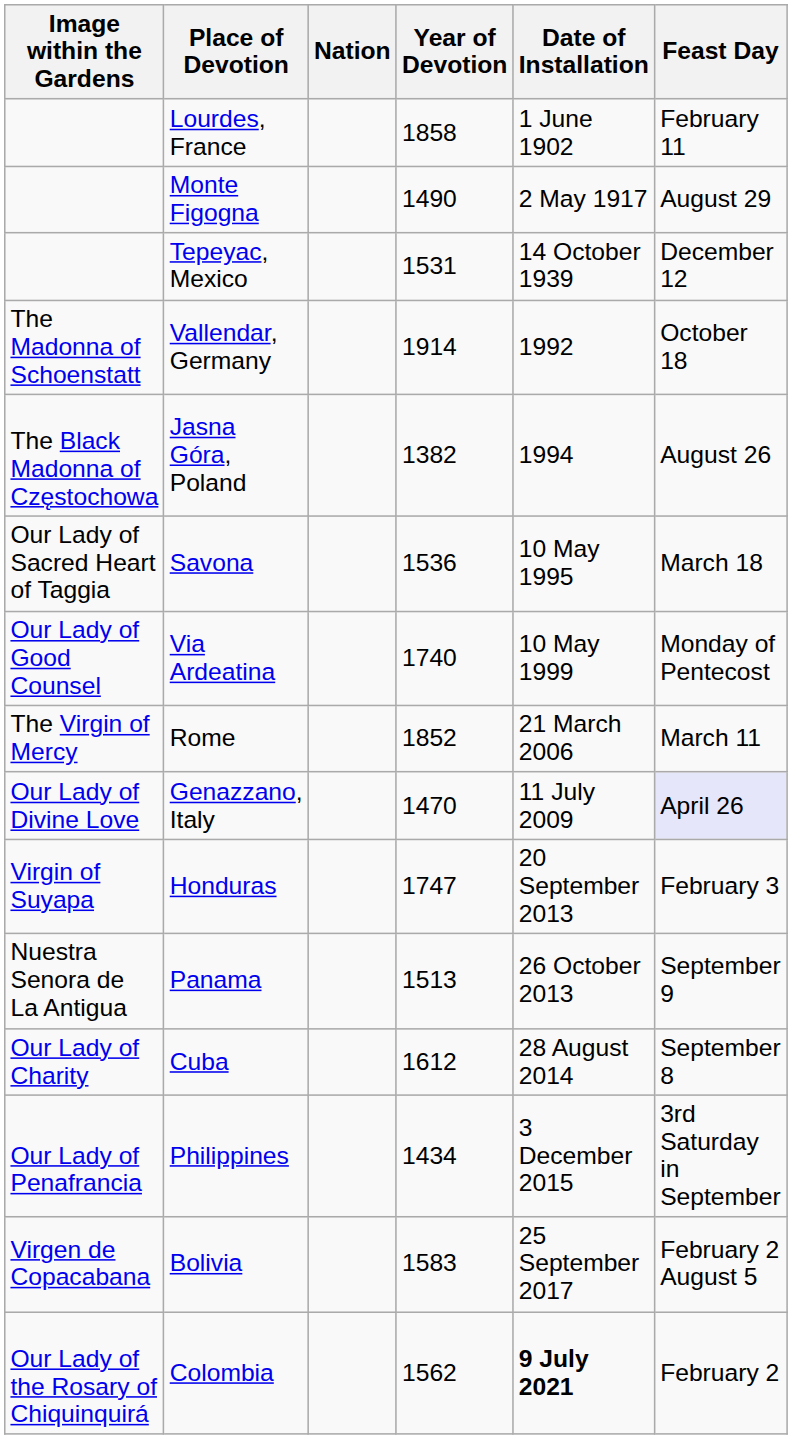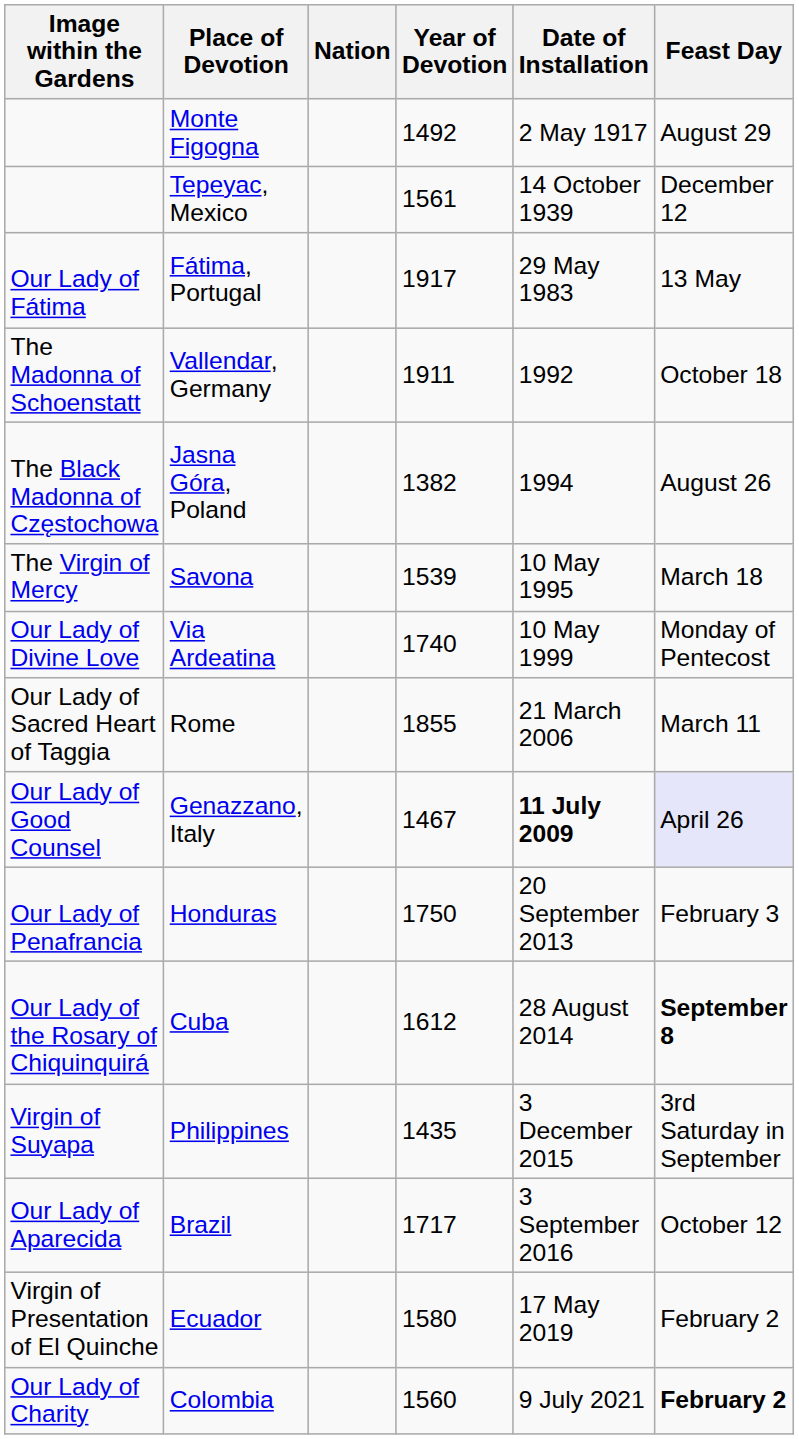- row: (218, 132)
(429, 199) 1490 -> (429, 132) 1492
(429, 266) 1531 -> (429, 199) 1561
+ row: (216, 279)
(429, 346) 1914 -> (428, 374) 1911
(83, 563) Our Lady of Sacred Heart of Taggia -> (80, 577) The Virgin of Mercy
(429, 563) 1536 -> (429, 577) 1539
(75, 657) Our Lady of Good Counsel -> (75, 644) Our Lady of Divine Love
(80, 738) The Virgin of Mercy -> (83, 724) Our Lady of Sacred Heart of Taggia
(429, 738) 1852 -> (429, 724) 1855
(75, 805) Our Lady of Divine Love -> (75, 819) Our Lady of Good Counsel
(429, 805) 1470 -> (429, 819) 1467
(557, 805) normal -> (560, 819) bold
(55, 886) Virgin of Suyapa -> (76, 927) Our Lady of Penafrancia
(429, 886) 1747 -> (429, 913) 1750
- row: (216, 980)
(75, 1061) Our Lady of Charity -> (84, 1036) Our Lady of the Rosary of Chiquinquirá
(720, 1061) normal -> (724, 1022) bold
(76, 1169) Our Lady of Penafrancia -> (55, 1130) Virgin of Suyapa
(429, 1155) 1434 -> (429, 1130) 1435
+ row: (201, 1225)
- row: (206, 1264)
+ row: (216, 1319)
(84, 1386) Our Lady of the Rosary of Chiquinquirá -> (75, 1400) Our Lady of Charity
(429, 1372) 1562 -> (429, 1400) 1560
(554, 1372) bold -> (582, 1400) normal
(720, 1372) normal -> (723, 1400) bold
